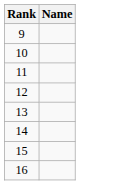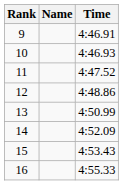+ column: (97, 14)
